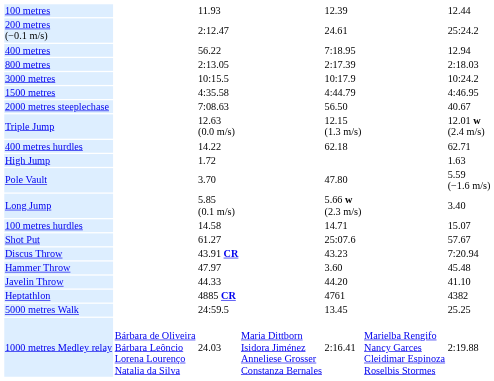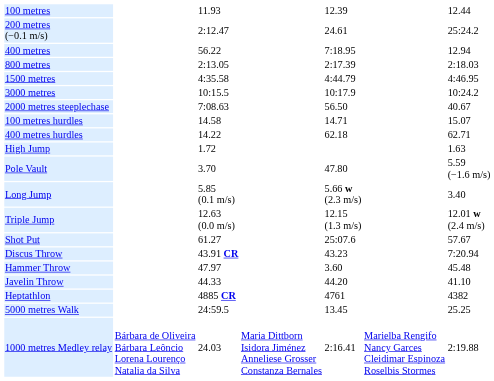rows swapped: (30, 92) <-> (30, 78)
rows swapped: (44, 225) <-> (30, 126)
